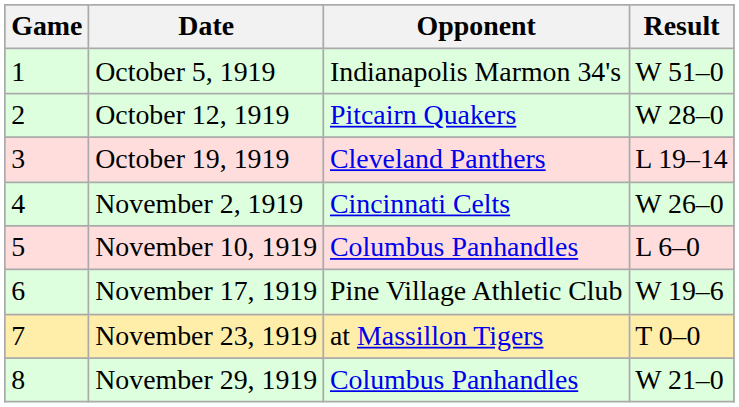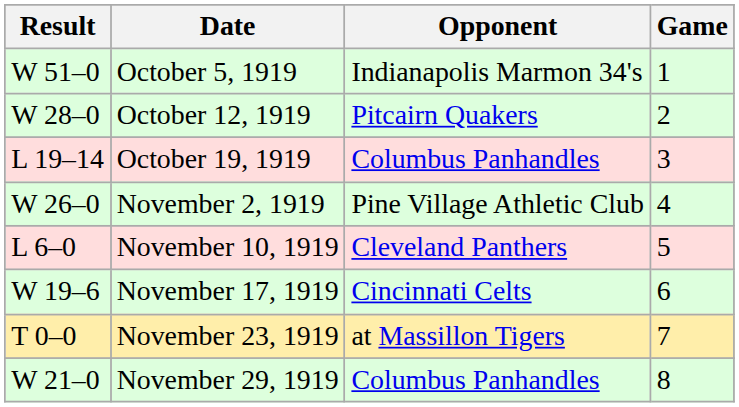columns swapped: (47, 26) <-> (682, 26)
(438, 159) Cleveland Panthers -> (476, 159) Columbus Panhandles
(420, 203) Cincinnati Celts -> (498, 203) Pine Village Athletic Club
(454, 247) Columbus Panhandles -> (459, 247) Cleveland Panthers
(476, 291) Pine Village Athletic Club -> (441, 291) Cincinnati Celts
